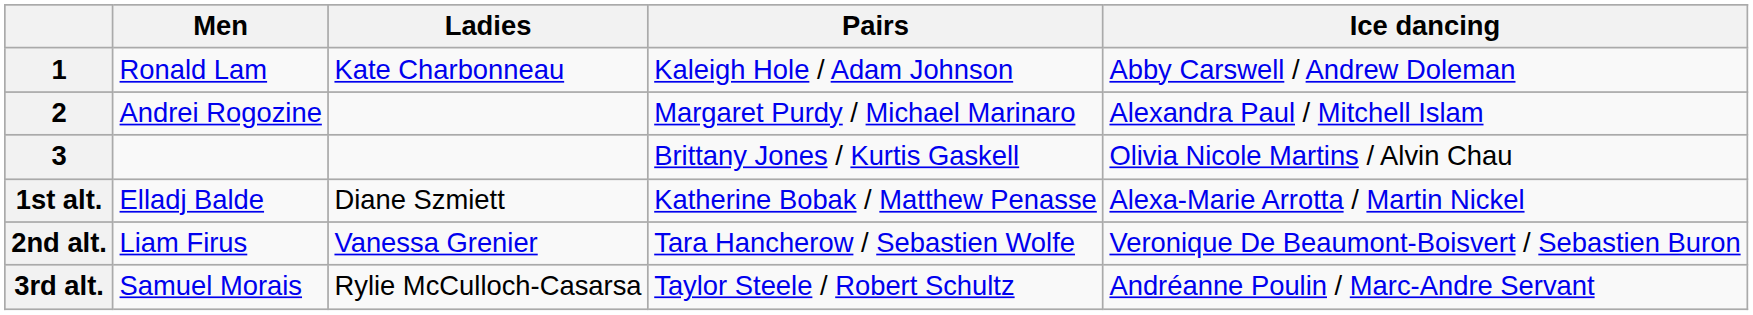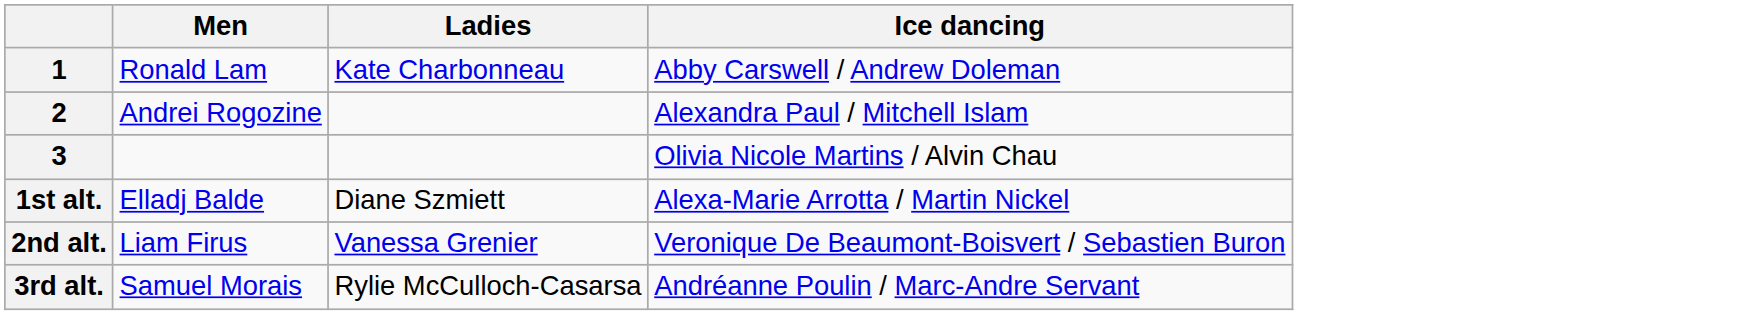- column: (875, 26)
